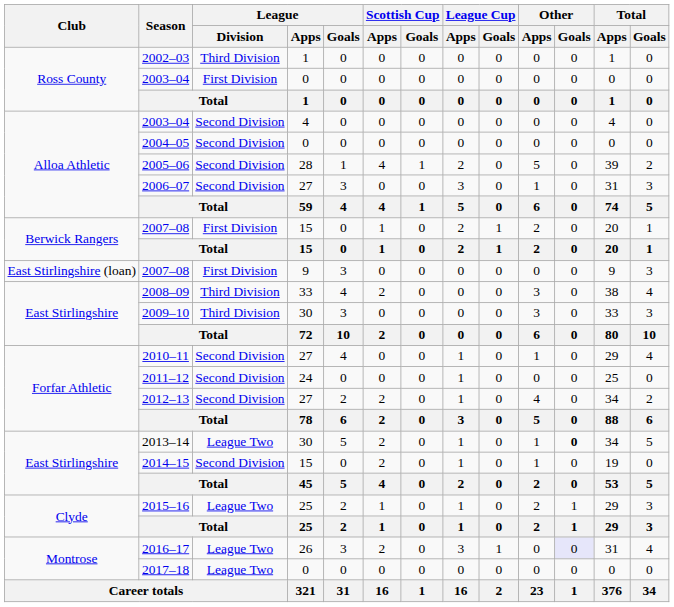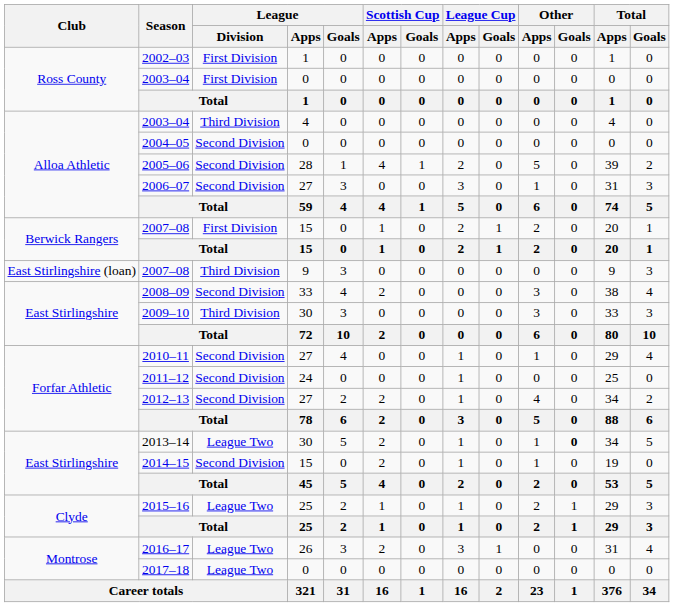(240, 57) Third Division -> (240, 57) First Division
(240, 121) Second Division -> (240, 121) Third Division
(240, 270) First Division -> (240, 270) Third Division
(240, 292) Third Division -> (240, 292) Second Division
(574, 548) lavender background -> (574, 548) no background
